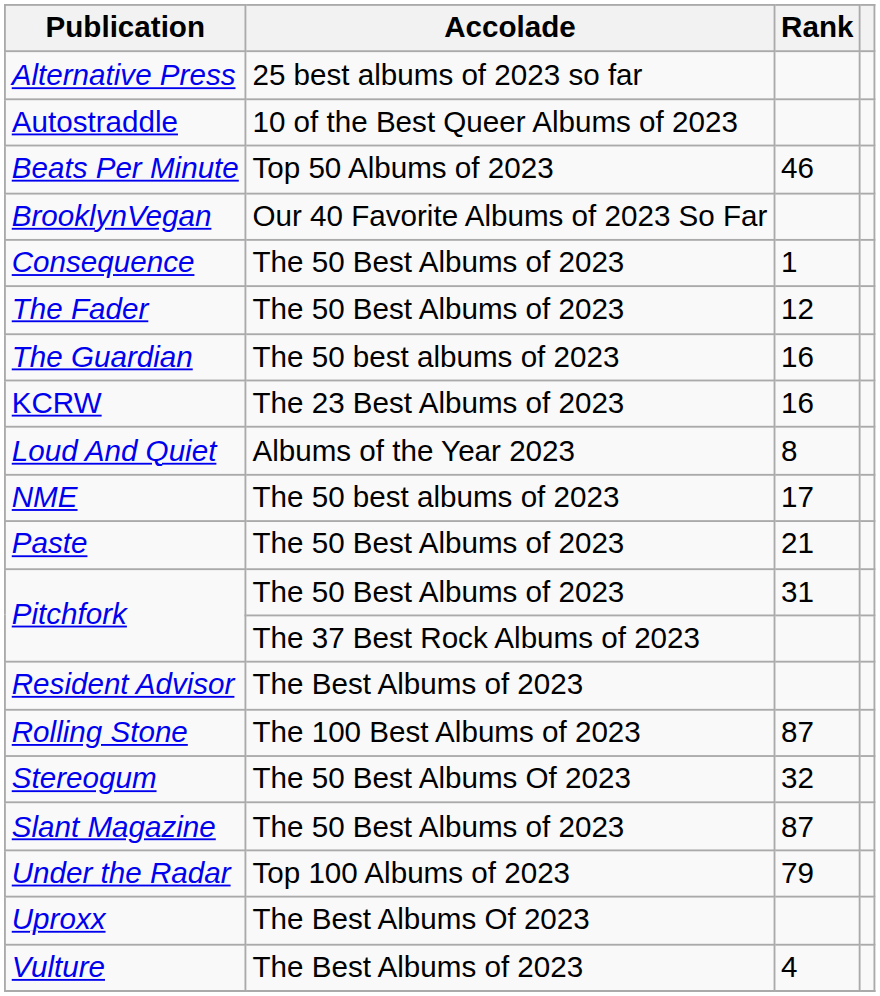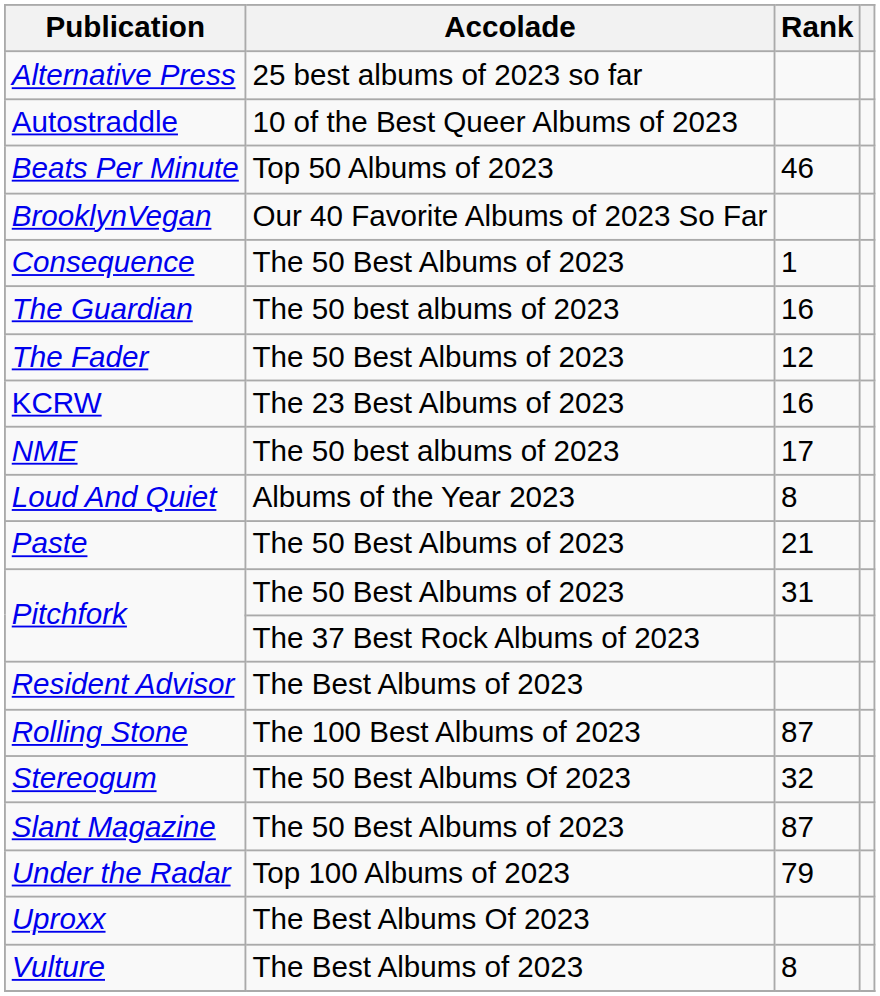rows swapped: (80, 309) <-> (102, 356)
rows swapped: (114, 450) <-> (45, 497)
(789, 966) 4 -> (789, 966) 8
